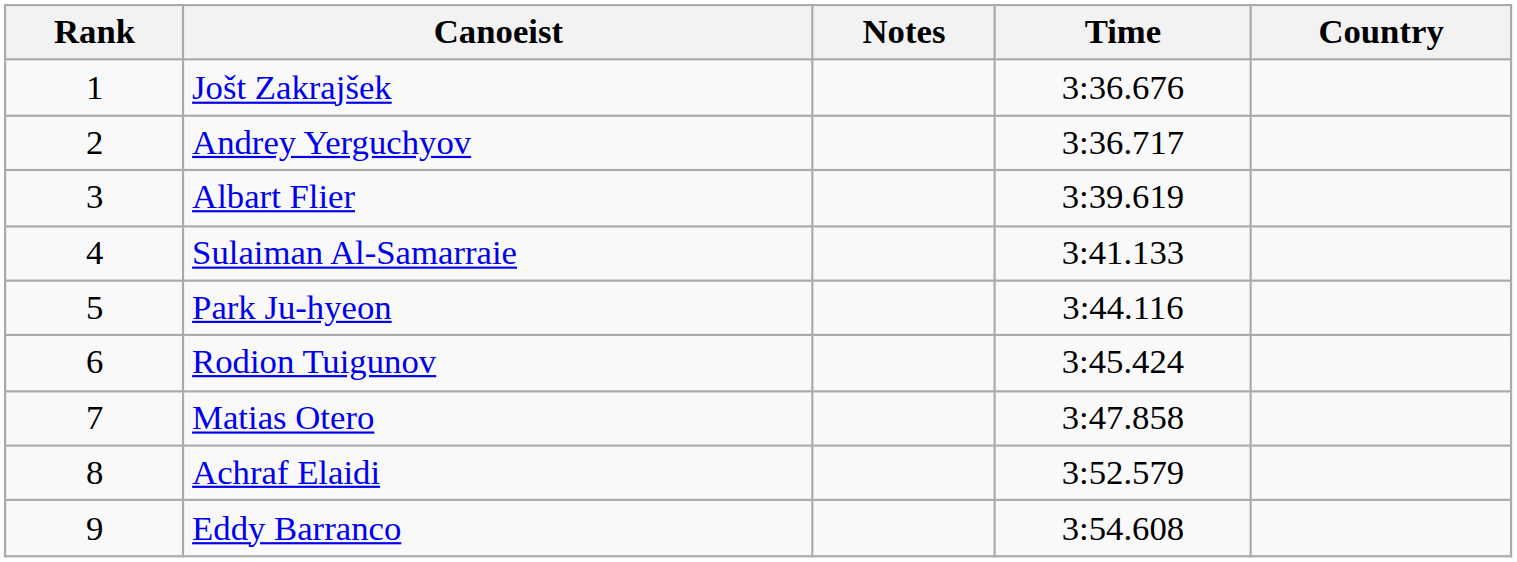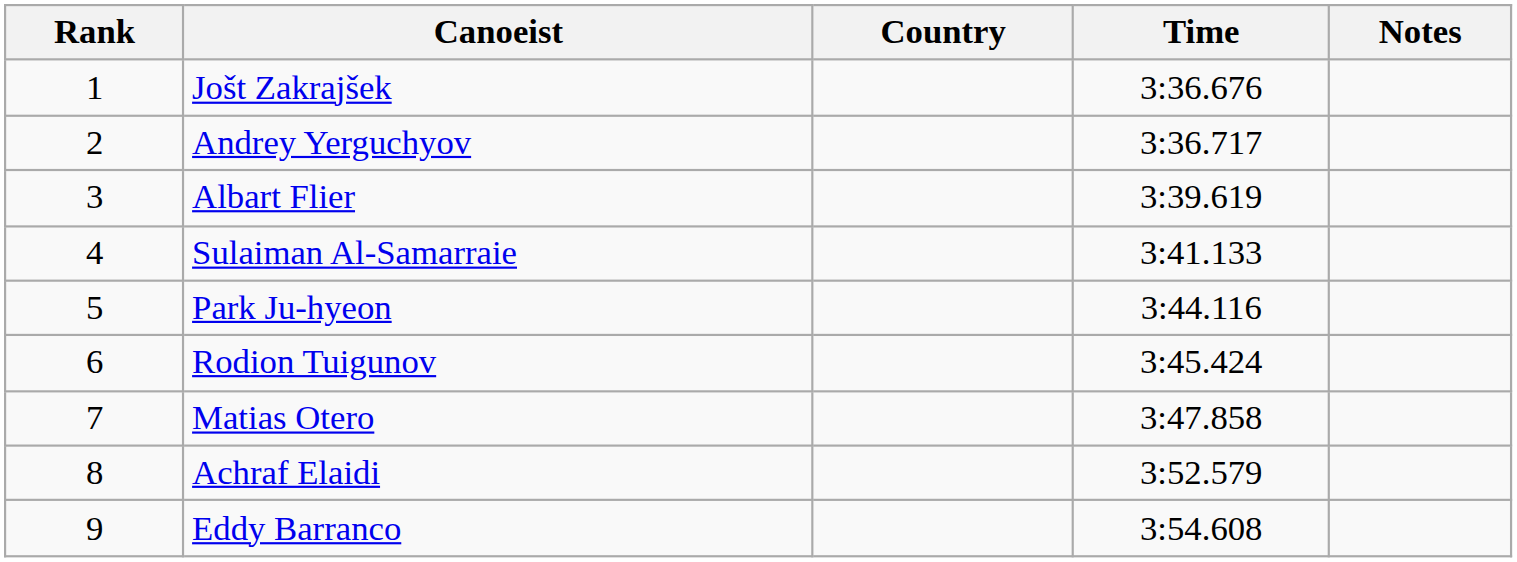columns swapped: (1381, 32) <-> (904, 32)
